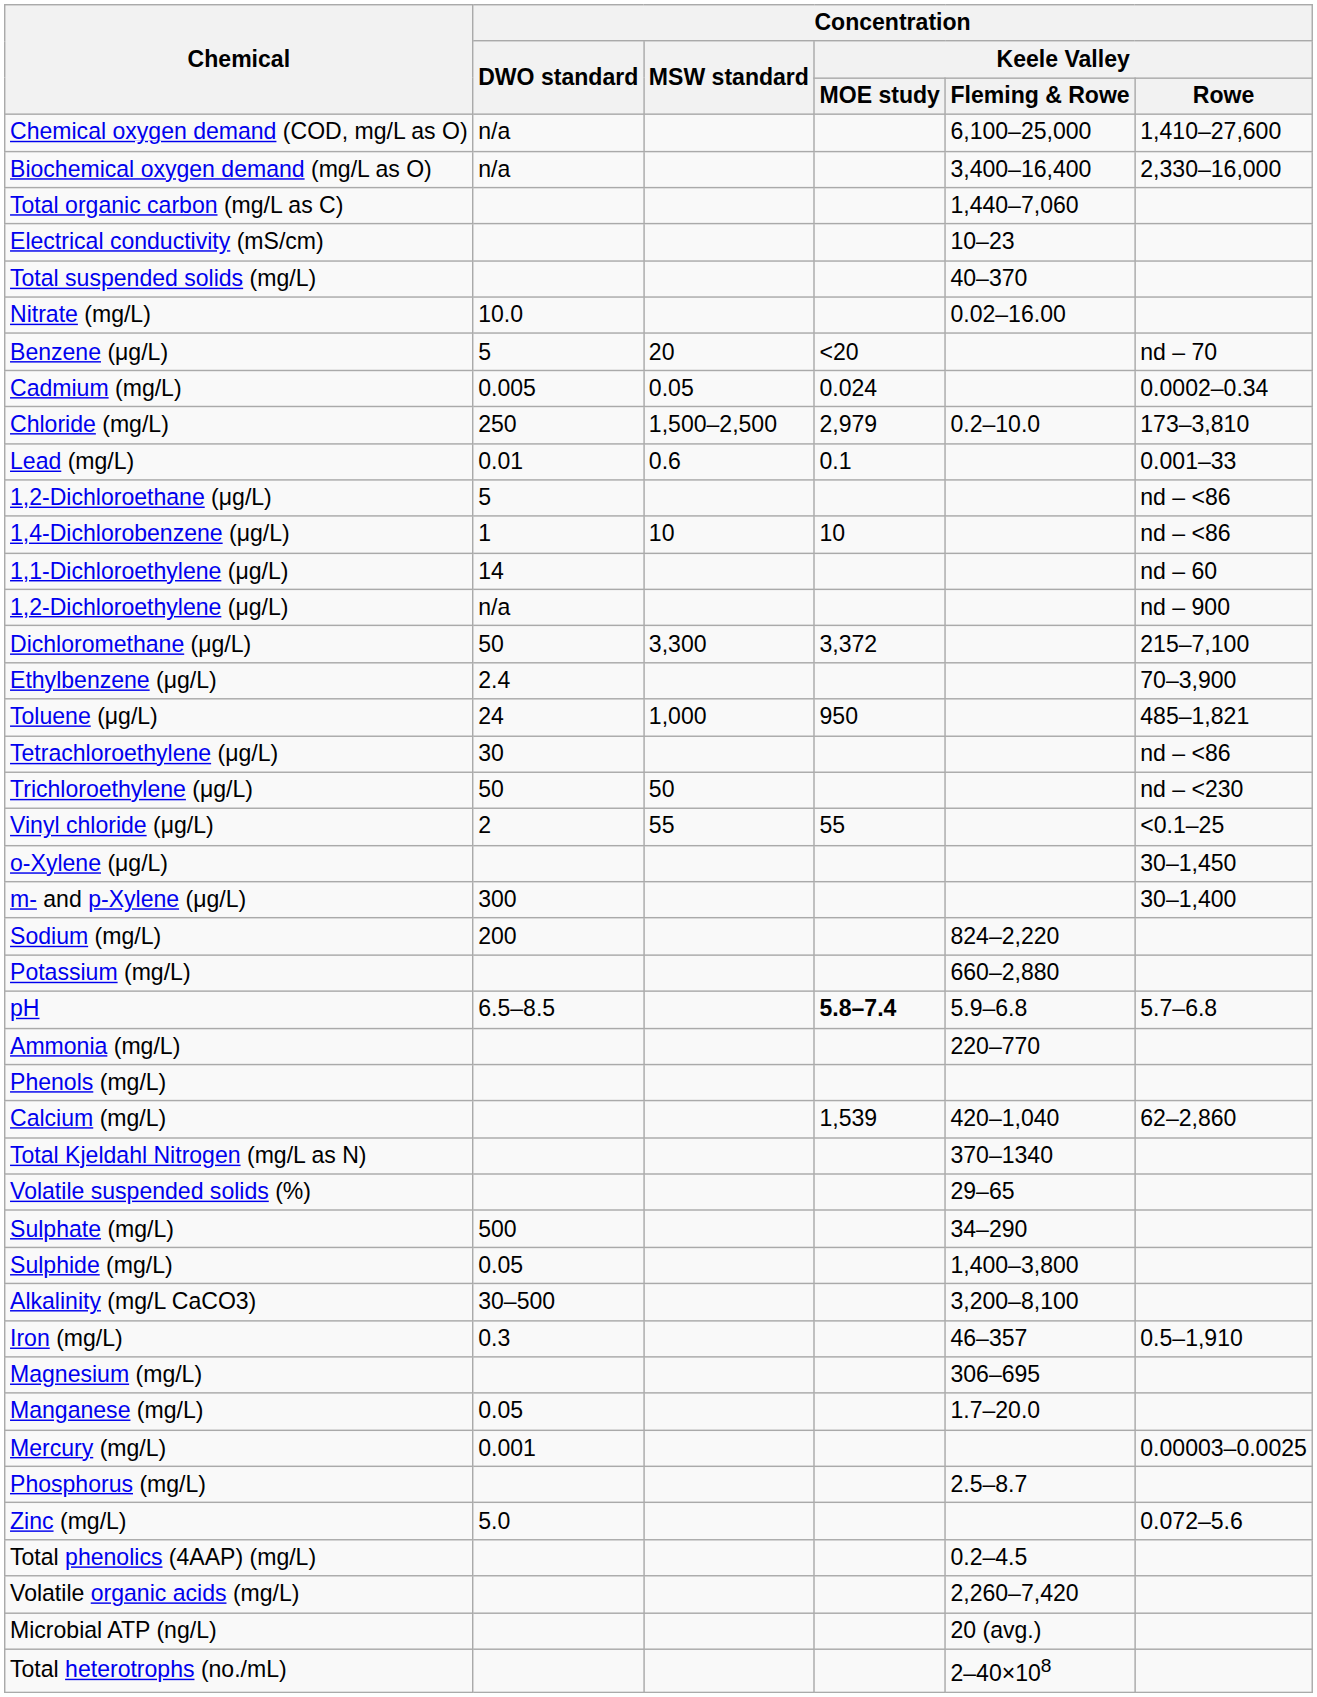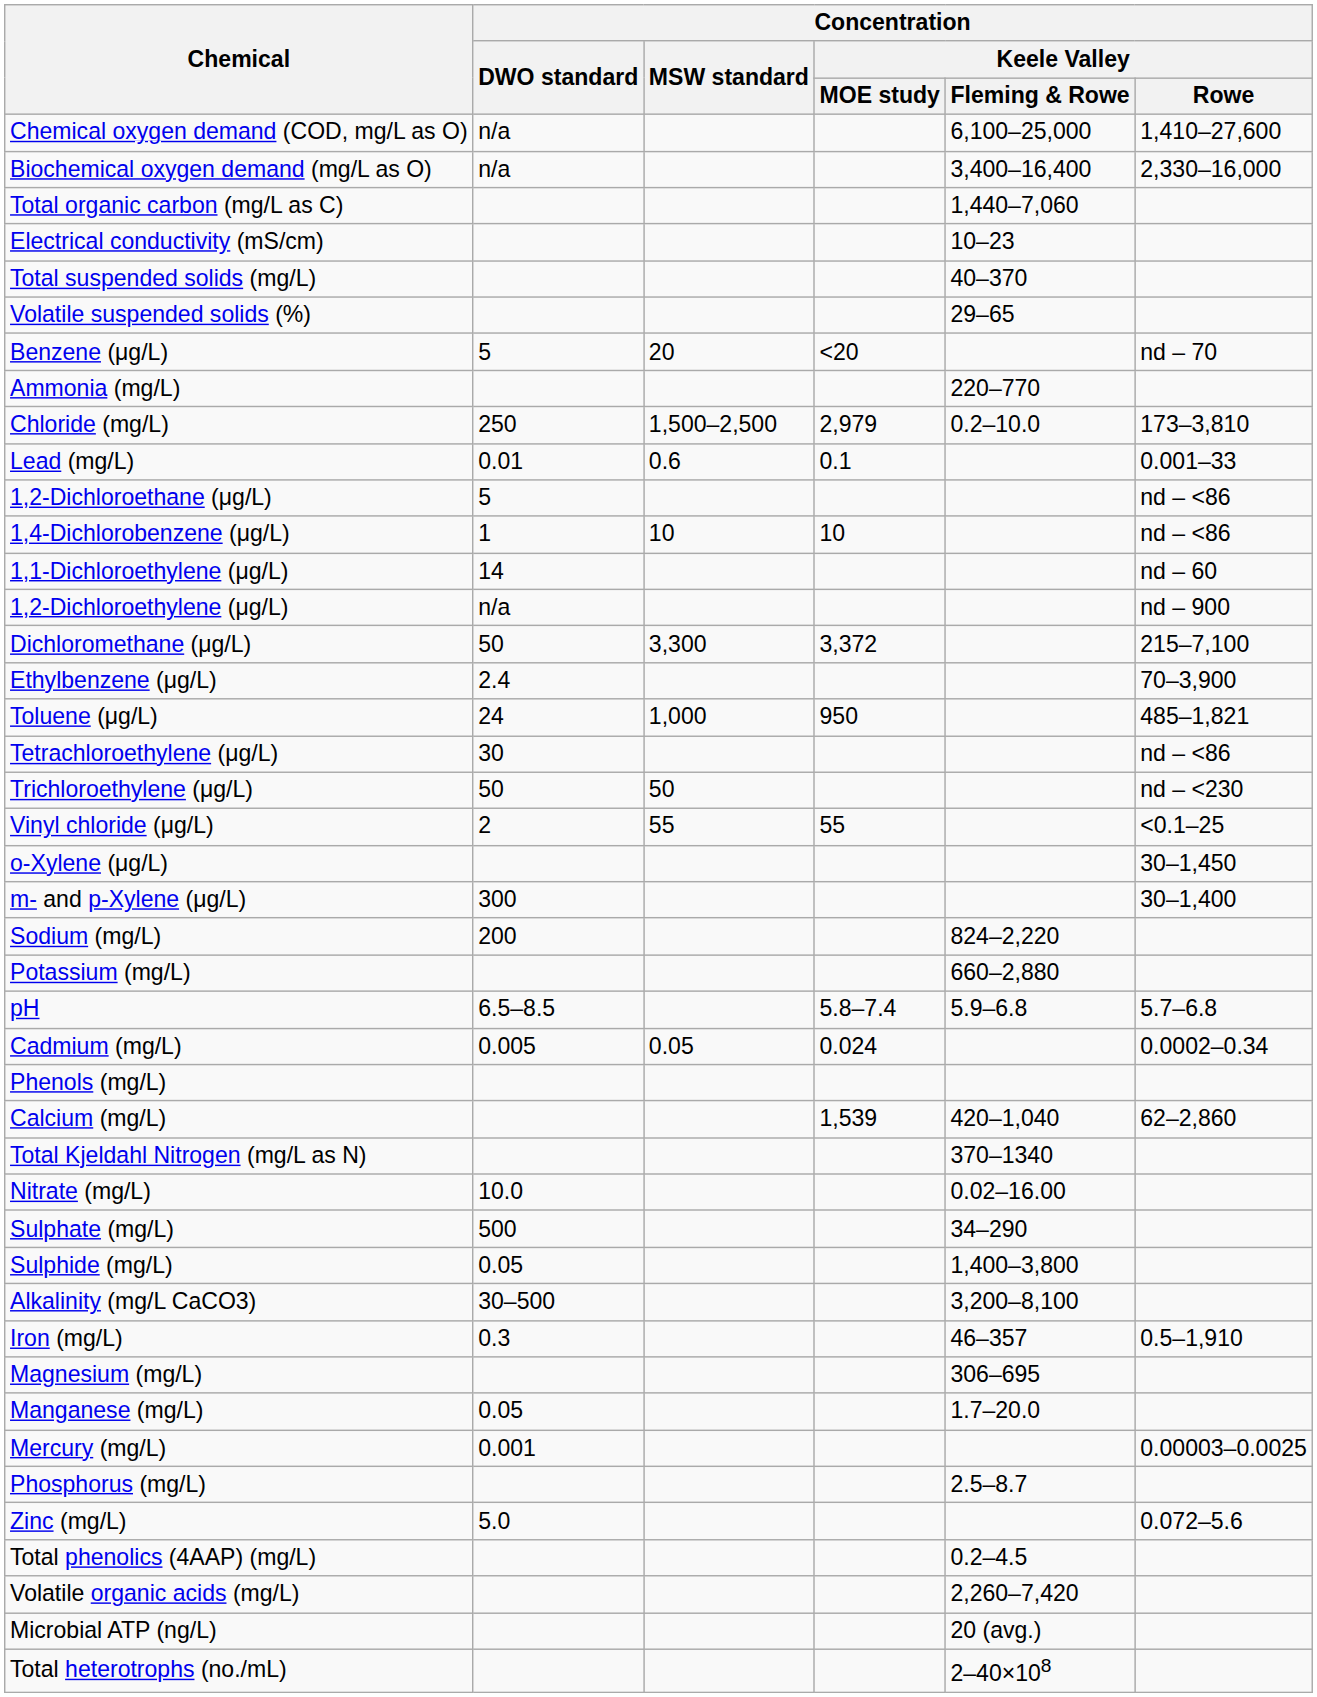rows swapped: (161, 1192) <-> (80, 315)
rows swapped: (96, 388) <-> (95, 1045)
(858, 1009) bold -> (858, 1009) normal
